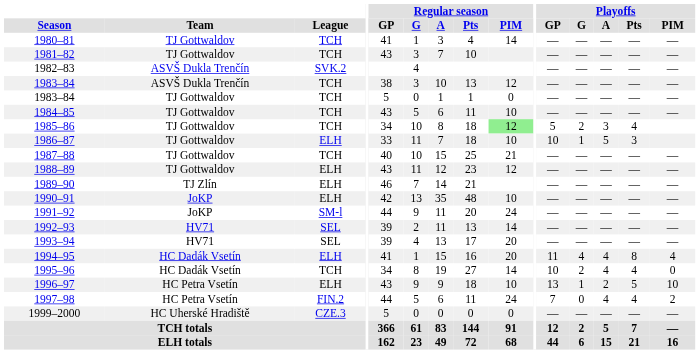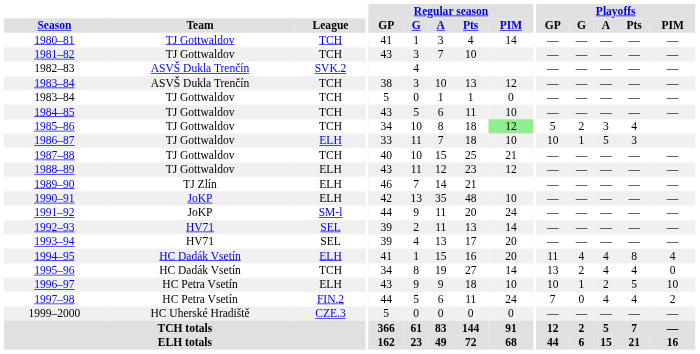(553, 270) 10 -> (553, 270) 13
(553, 284) 13 -> (553, 284) 10
